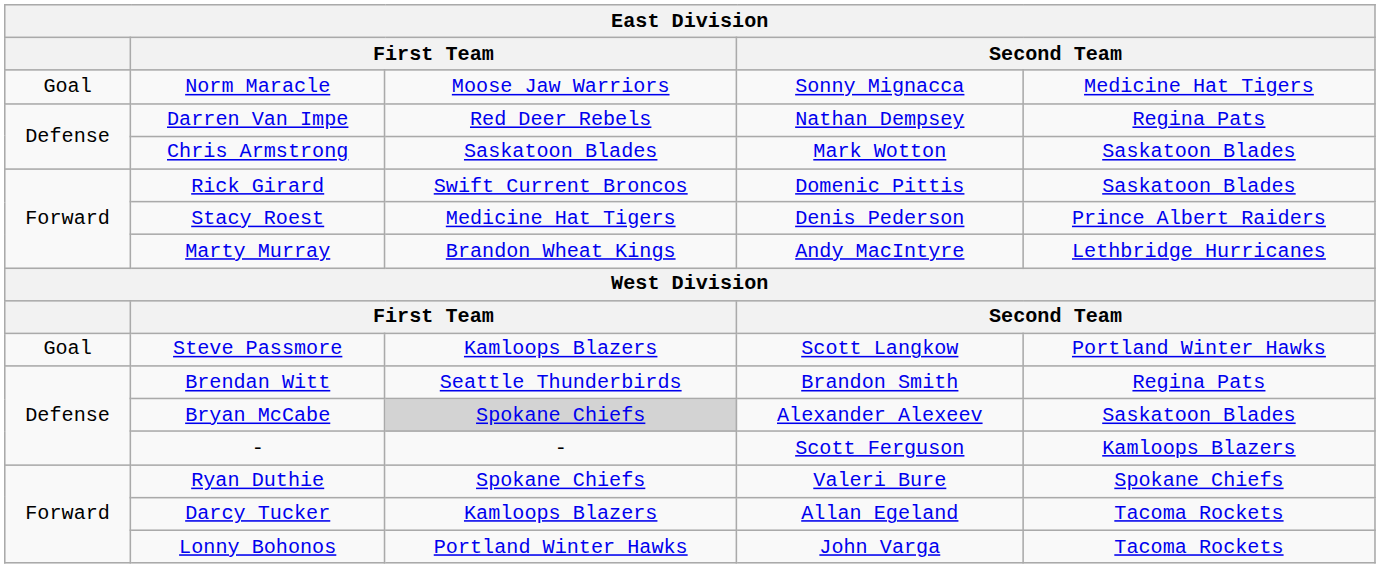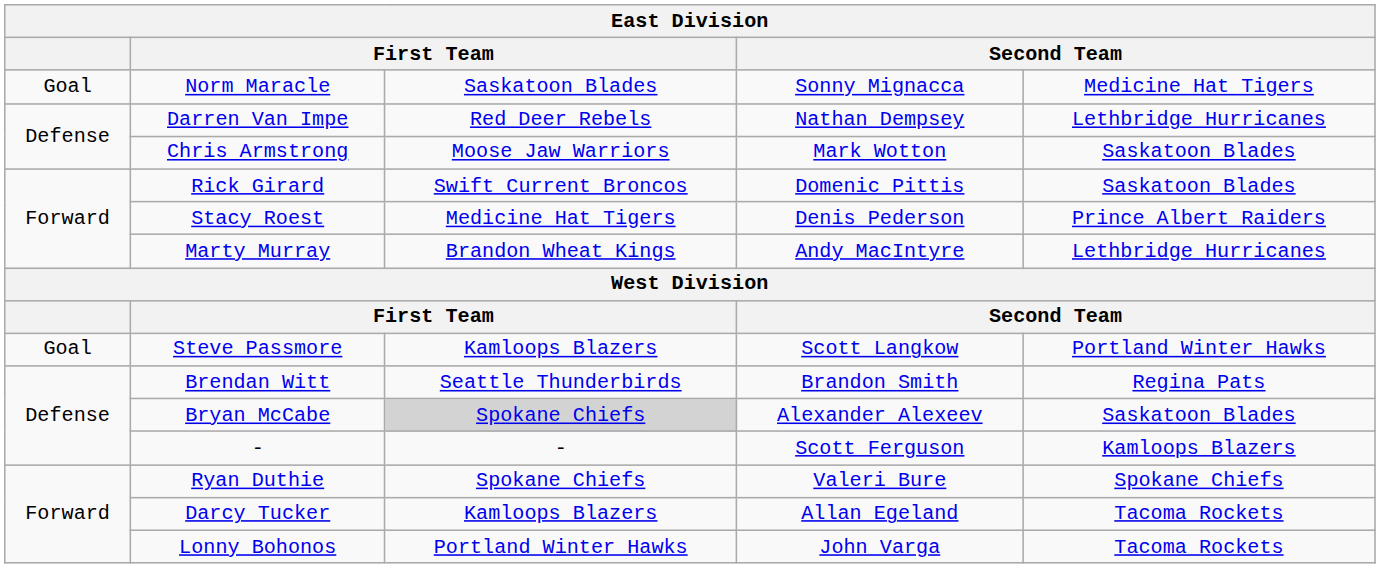(561, 87) Moose Jaw Warriors -> (561, 87) Saskatoon Blades
(1199, 120) Regina Pats -> (1199, 120) Lethbridge Hurricanes
(561, 153) Saskatoon Blades -> (561, 153) Moose Jaw Warriors
